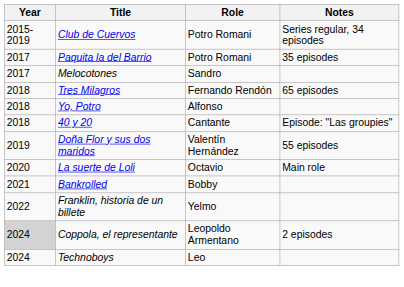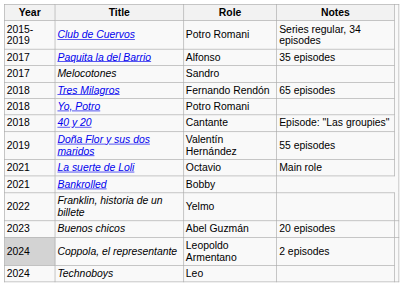(220, 57) Potro Romani -> (203, 57) Alfonso
(205, 106) Alfonso -> (218, 106) Potro Romani
(18, 168) 2020 -> (18, 168) 2021
+ row: (91, 229)
